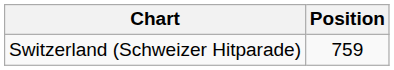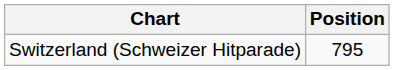(347, 49) 759 -> (347, 49) 795
